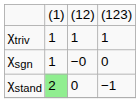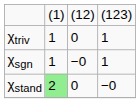(75, 37) 1 -> (75, 37) 0
(105, 61) 0 -> (105, 61) 1
(109, 85) −1 -> (109, 85) −0
